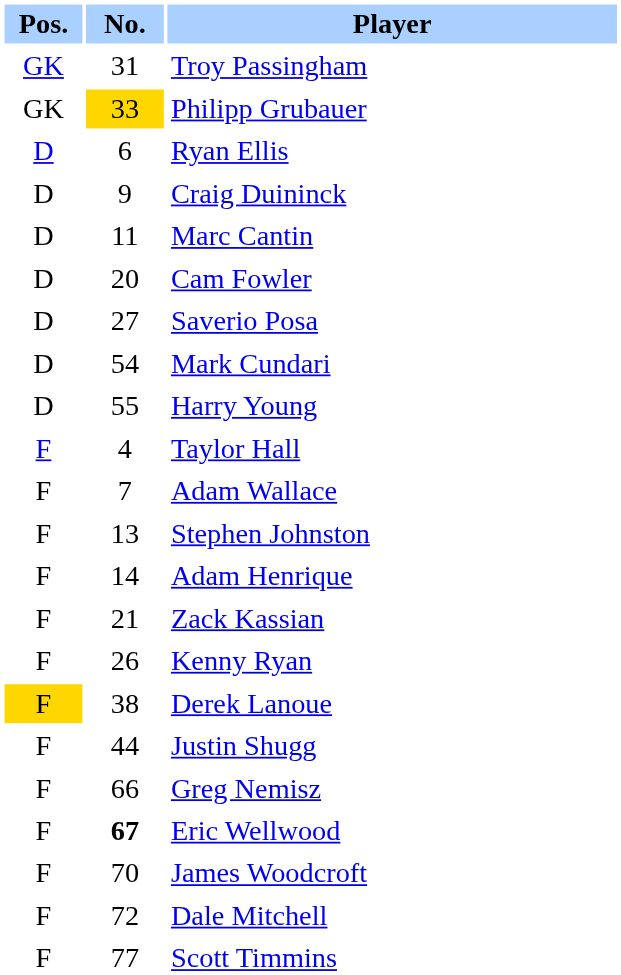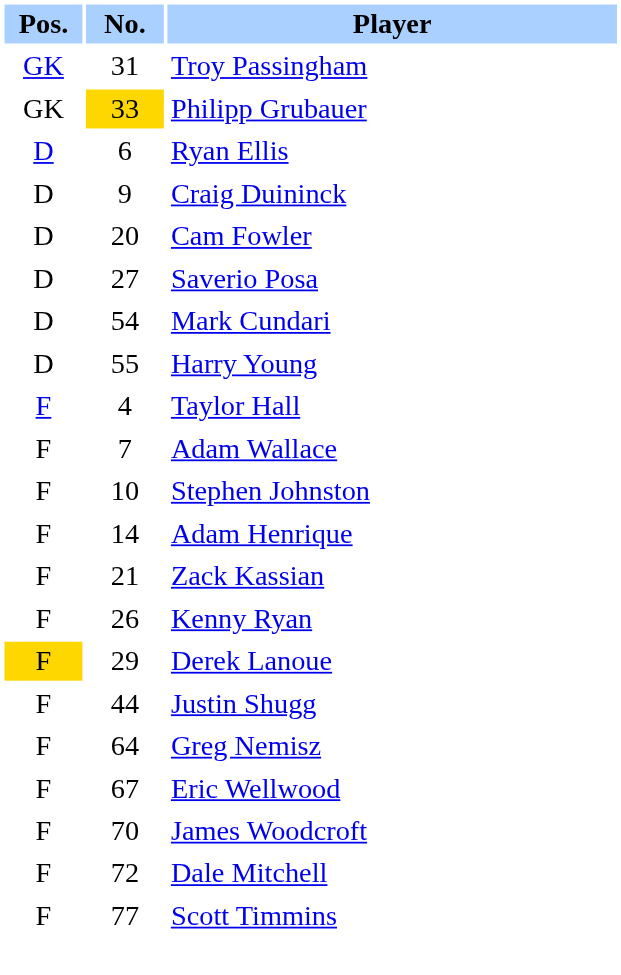- row: (242, 236)
(125, 533) 13 -> (125, 490) 10
(125, 703) 38 -> (125, 660) 29
(125, 788) 66 -> (125, 745) 64
(125, 830) bold -> (125, 788) normal
